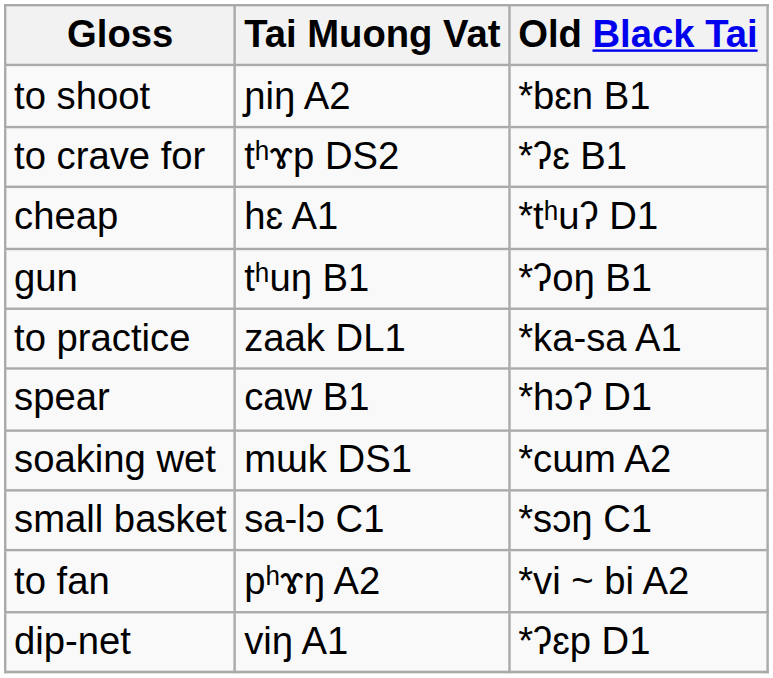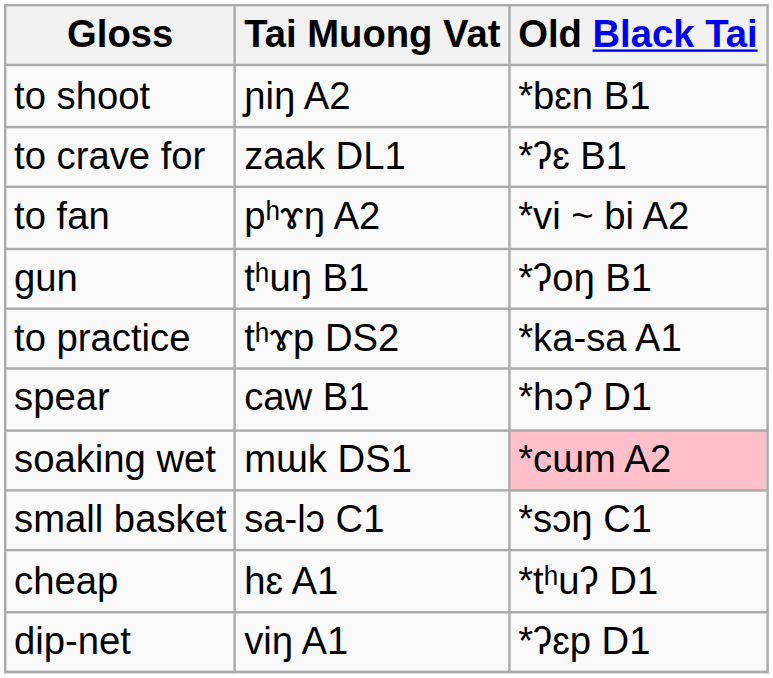(322, 156) tʰɤp DS2 -> (325, 156) zaak DL1
rows swapped: (66, 216) <-> (62, 580)
(325, 338) zaak DL1 -> (322, 338) tʰɤp DS2
(595, 459) no background -> (595, 459) pink background
